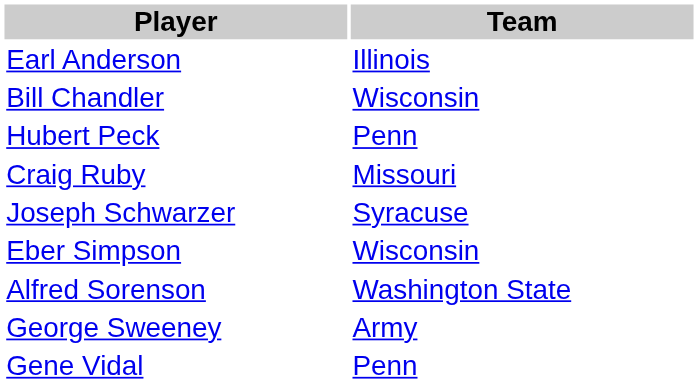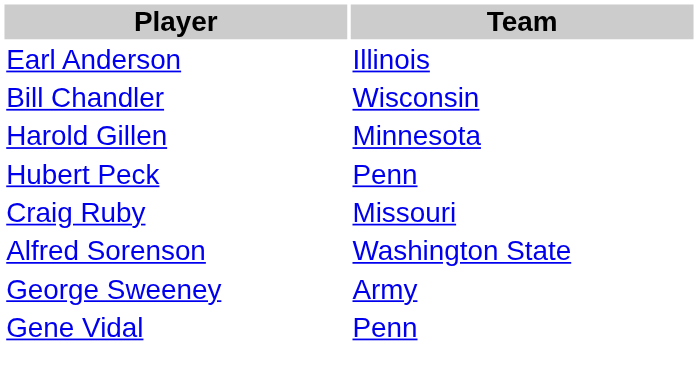+ row: (87, 136)
- row: (121, 212)
- row: (94, 251)
